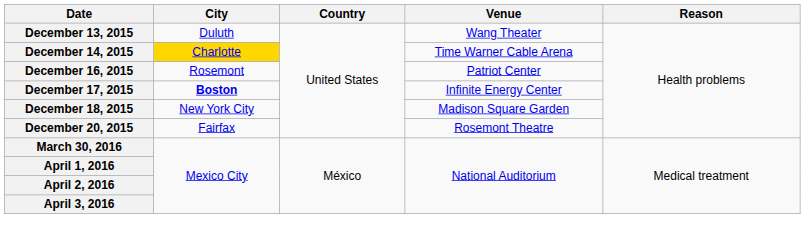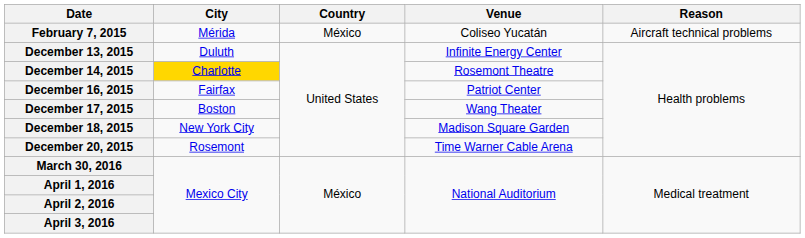+ row: (79, 33)
(504, 33) Wang Theater -> (504, 52) Infinite Energy Center
(504, 52) Time Warner Cable Arena -> (504, 71) Rosemont Theatre
(217, 71) Rosemont -> (217, 90) Fairfax
(217, 90) bold -> (217, 109) normal
(504, 90) Infinite Energy Center -> (504, 109) Wang Theater
(217, 128) Fairfax -> (217, 147) Rosemont
(504, 128) Rosemont Theatre -> (504, 147) Time Warner Cable Arena
